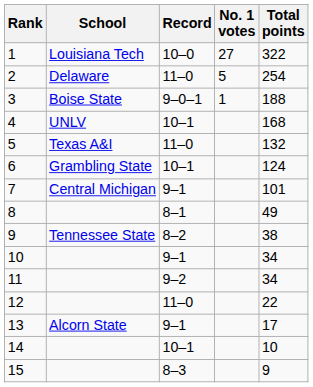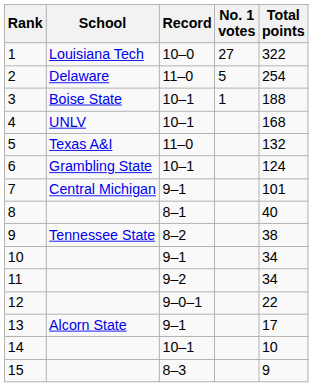(182, 99) 9–0–1 -> (178, 99) 10–1
(270, 212) 49 -> (270, 212) 40
(178, 302) 11–0 -> (182, 302) 9–0–1
